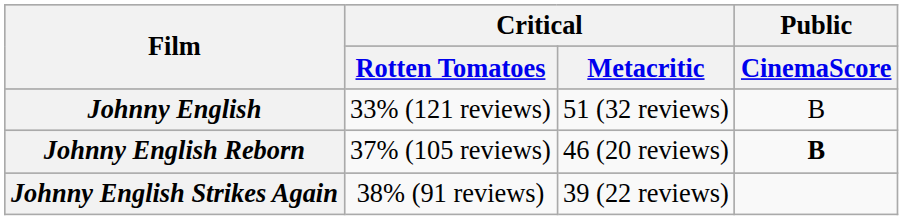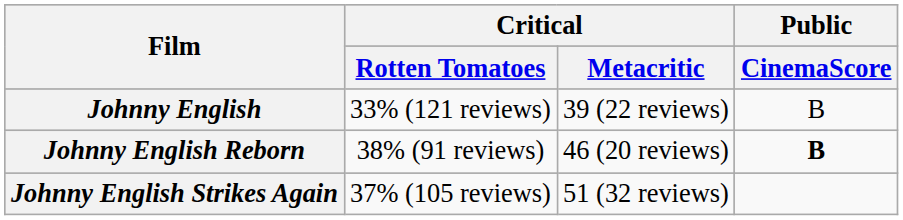(646, 109) 51 (32 reviews) -> (646, 109) 39 (22 reviews)
(450, 151) 37% (105 reviews) -> (450, 151) 38% (91 reviews)
(450, 192) 38% (91 reviews) -> (450, 192) 37% (105 reviews)
(646, 192) 39 (22 reviews) -> (646, 192) 51 (32 reviews)
